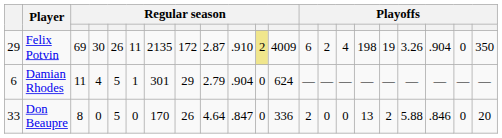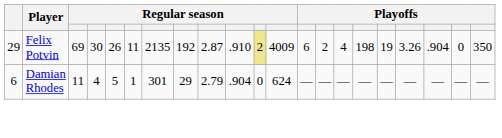(188, 47) 172 -> (186, 47) 192
- row: (47, 116)
